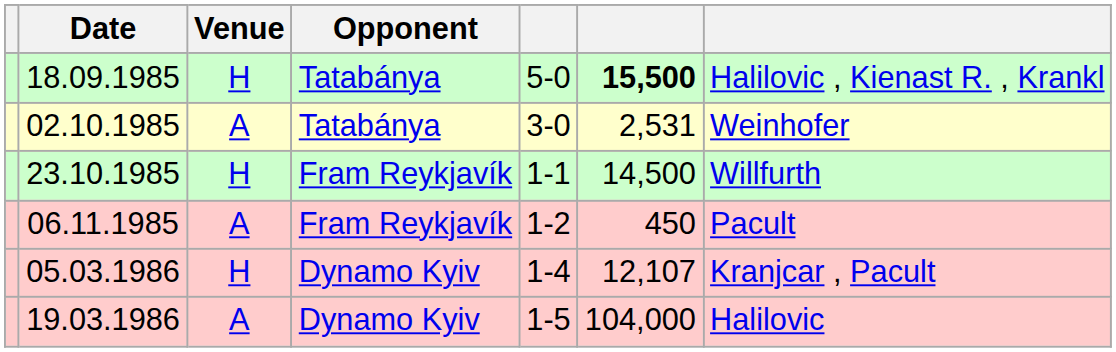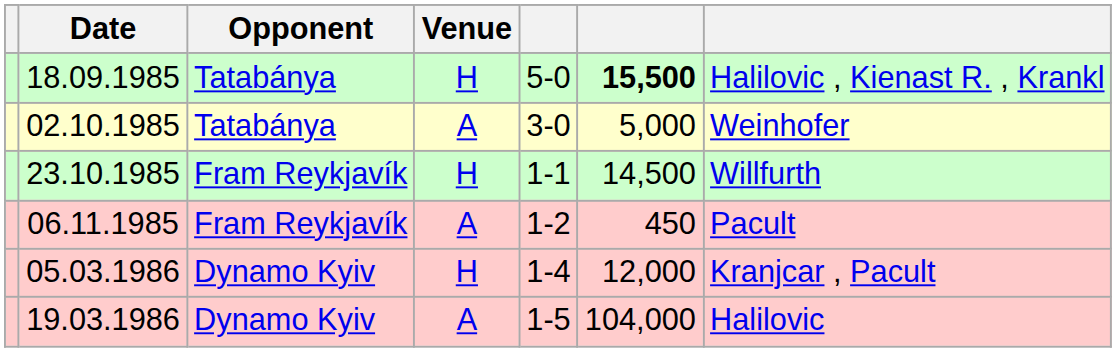columns swapped: (239, 28) <-> (405, 28)
(657, 126) 2,531 -> (657, 126) 5,000
(649, 272) 12,107 -> (649, 272) 12,000
